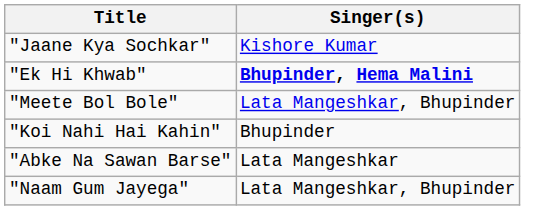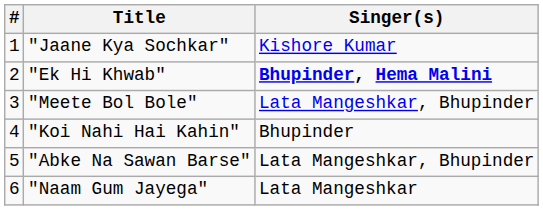+ column: (14, 19)
(319, 162) Lata Mangeshkar -> (397, 162) Lata Mangeshkar, Bhupinder
(378, 190) Lata Mangeshkar, Bhupinder -> (338, 190) Lata Mangeshkar
